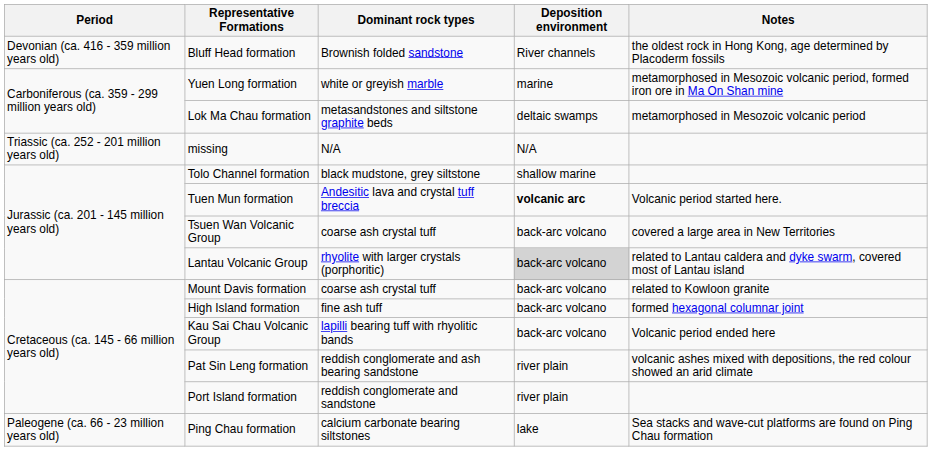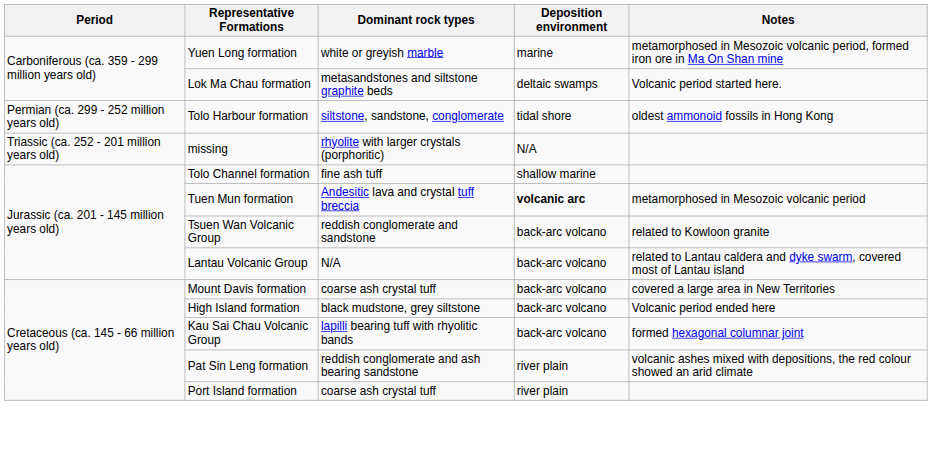- row: (242, 52)
(749, 116) metamorphosed in Mesozoic volcanic period -> (707, 84) Volcanic period started here.
+ row: (248, 116)
(331, 148) N/A -> (391, 148) rhyolite with larger crystals (porphoritic)
(401, 174) black mudstone, grey siltstone -> (351, 174) fine ash tuff
(707, 199) Volcanic period started here. -> (749, 199) metamorphosed in Mesozoic volcanic period
(378, 231) coarse ash crystal tuff -> (389, 231) reddish conglomerate and sandstone
(733, 231) covered a large area in New Territories -> (701, 231) related to Kowloon granite
(391, 264) rhyolite with larger crystals (porphoritic) -> (331, 264) N/A
(562, 264) lightgrey background -> (562, 264) no background
(701, 289) related to Kowloon granite -> (733, 289) covered a large area in New Territories
(351, 308) fine ash tuff -> (401, 308) black mudstone, grey siltstone
(718, 308) formed hexagonal columnar joint -> (704, 308) Volcanic period ended here
(704, 333) Volcanic period ended here -> (718, 333) formed hexagonal columnar joint
(389, 397) reddish conglomerate and sandstone -> (378, 391) coarse ash crystal tuff
- row: (242, 429)
